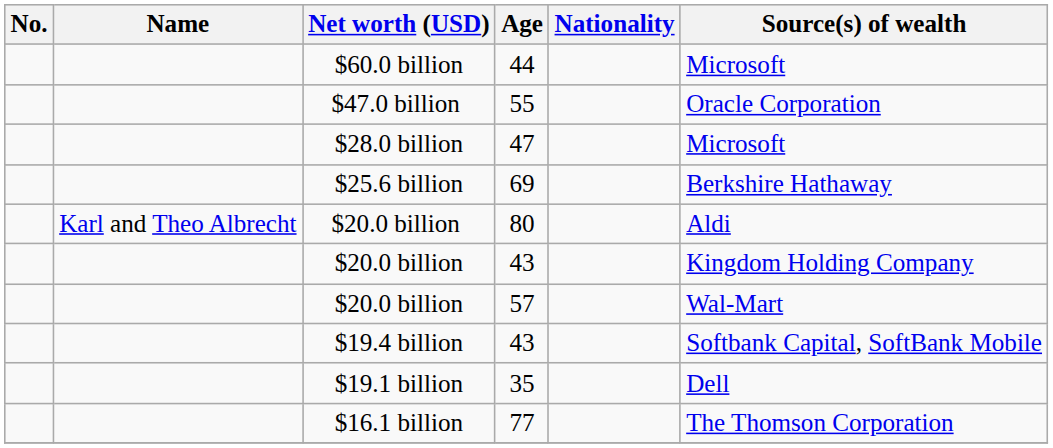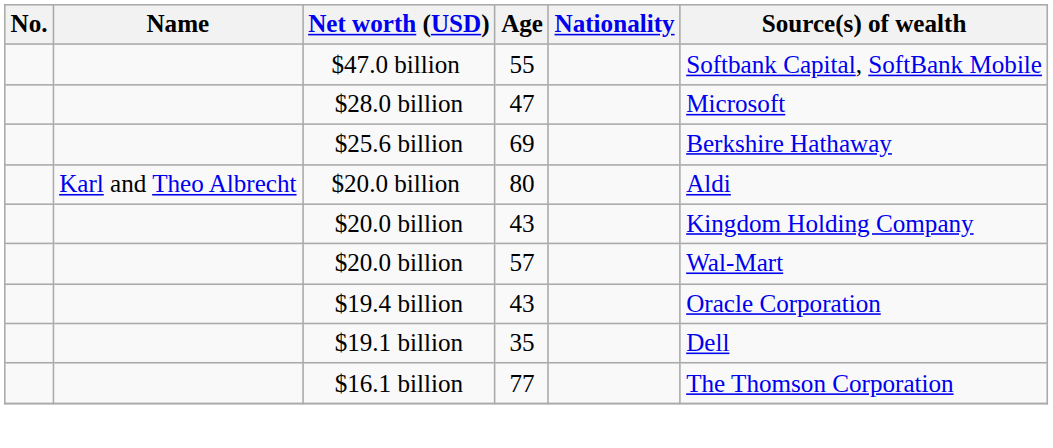- row: (399, 64)
(783, 104) Oracle Corporation -> (864, 64) Softbank Capital, SoftBank Mobile
(864, 343) Softbank Capital, SoftBank Mobile -> (783, 303) Oracle Corporation
